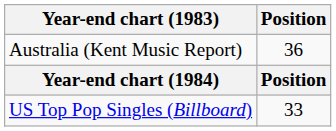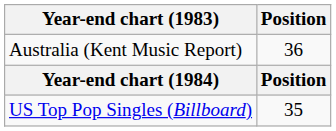(294, 110) 33 -> (294, 110) 35
